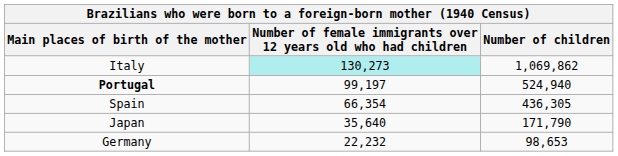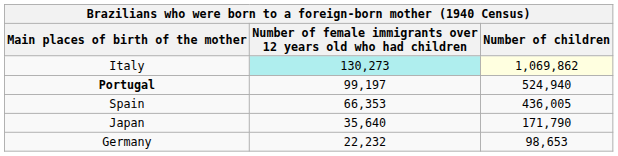(547, 66) no background -> (547, 66) lightyellow background
(365, 104) 66,354 -> (365, 104) 66,353
(547, 104) 436,305 -> (547, 104) 436,005
